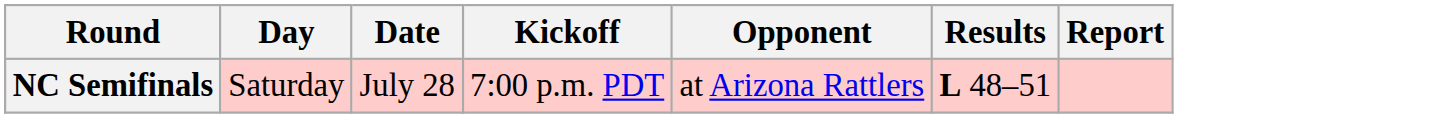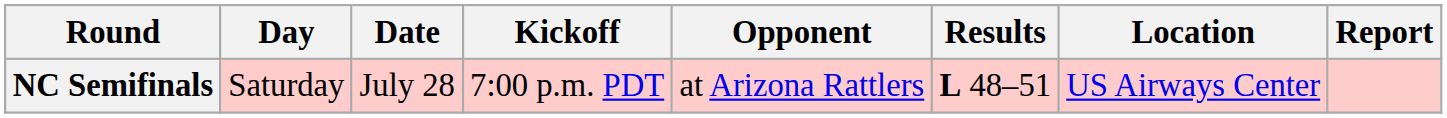+ column: (1193, 31)
